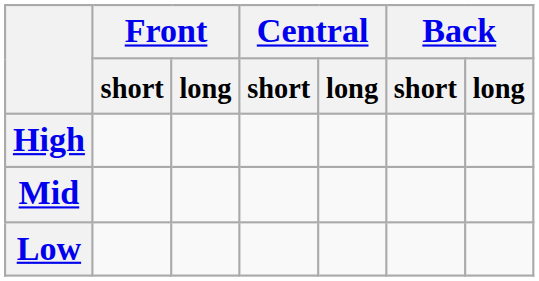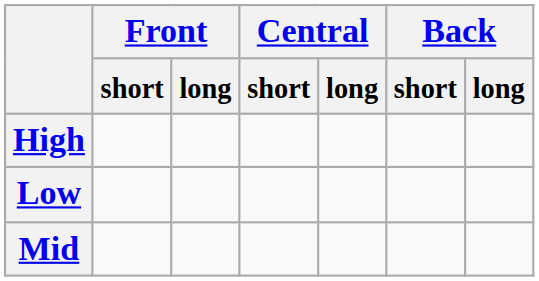rows swapped: (49, 193) <-> (49, 247)
